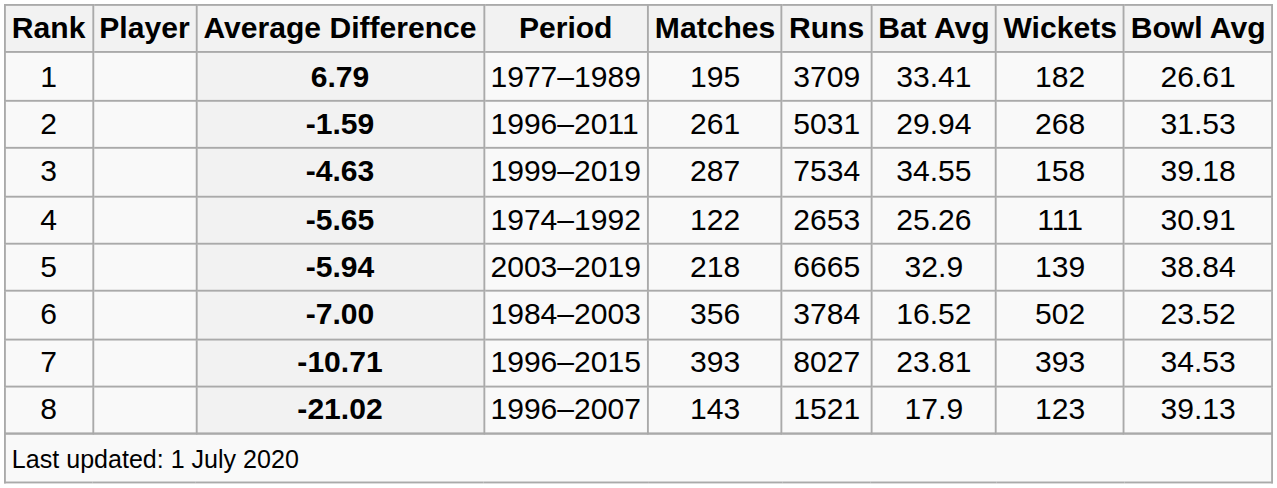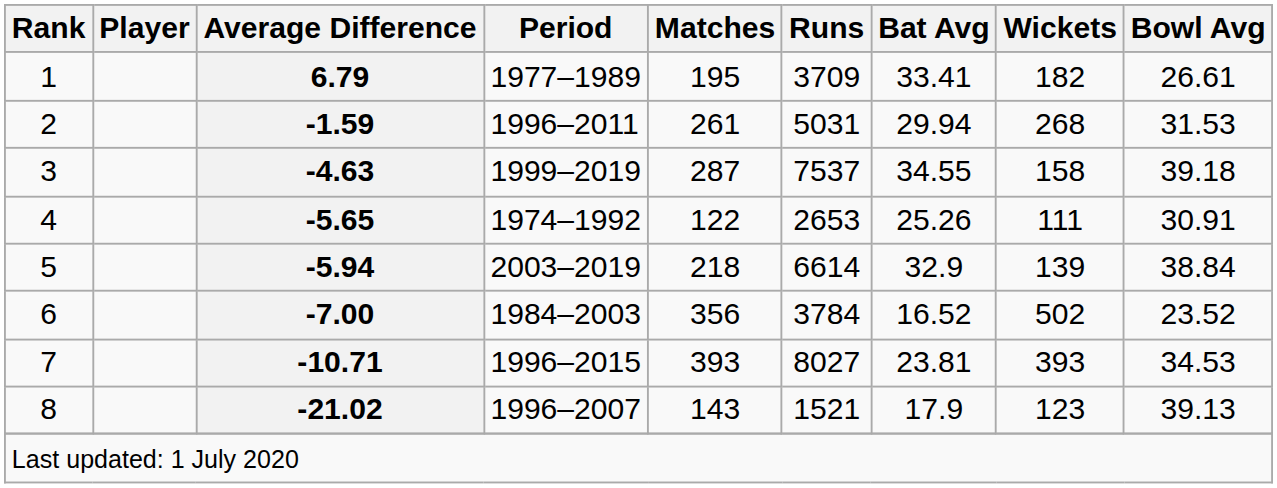(827, 171) 7534 -> (827, 171) 7537
(827, 266) 6665 -> (827, 266) 6614
